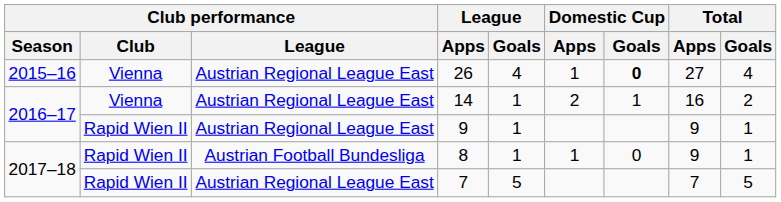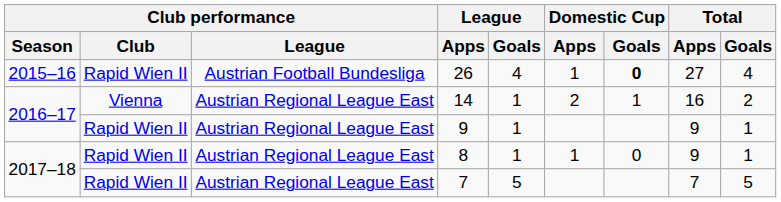(136, 73) Vienna -> (136, 73) Rapid Wien II
(315, 73) Austrian Regional League East -> (315, 73) Austrian Football Bundesliga
(315, 155) Austrian Football Bundesliga -> (315, 155) Austrian Regional League East
